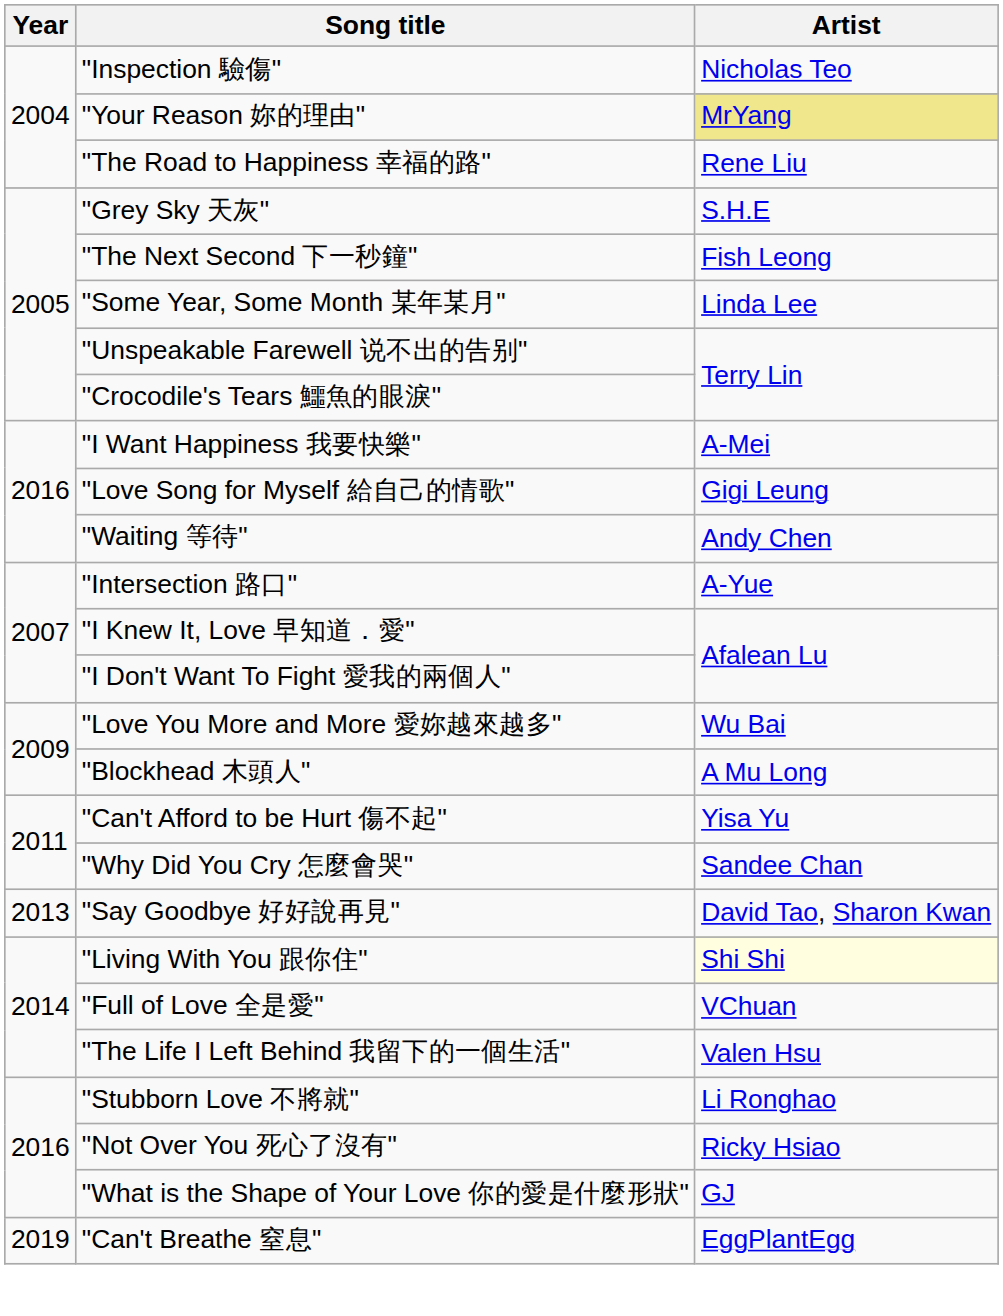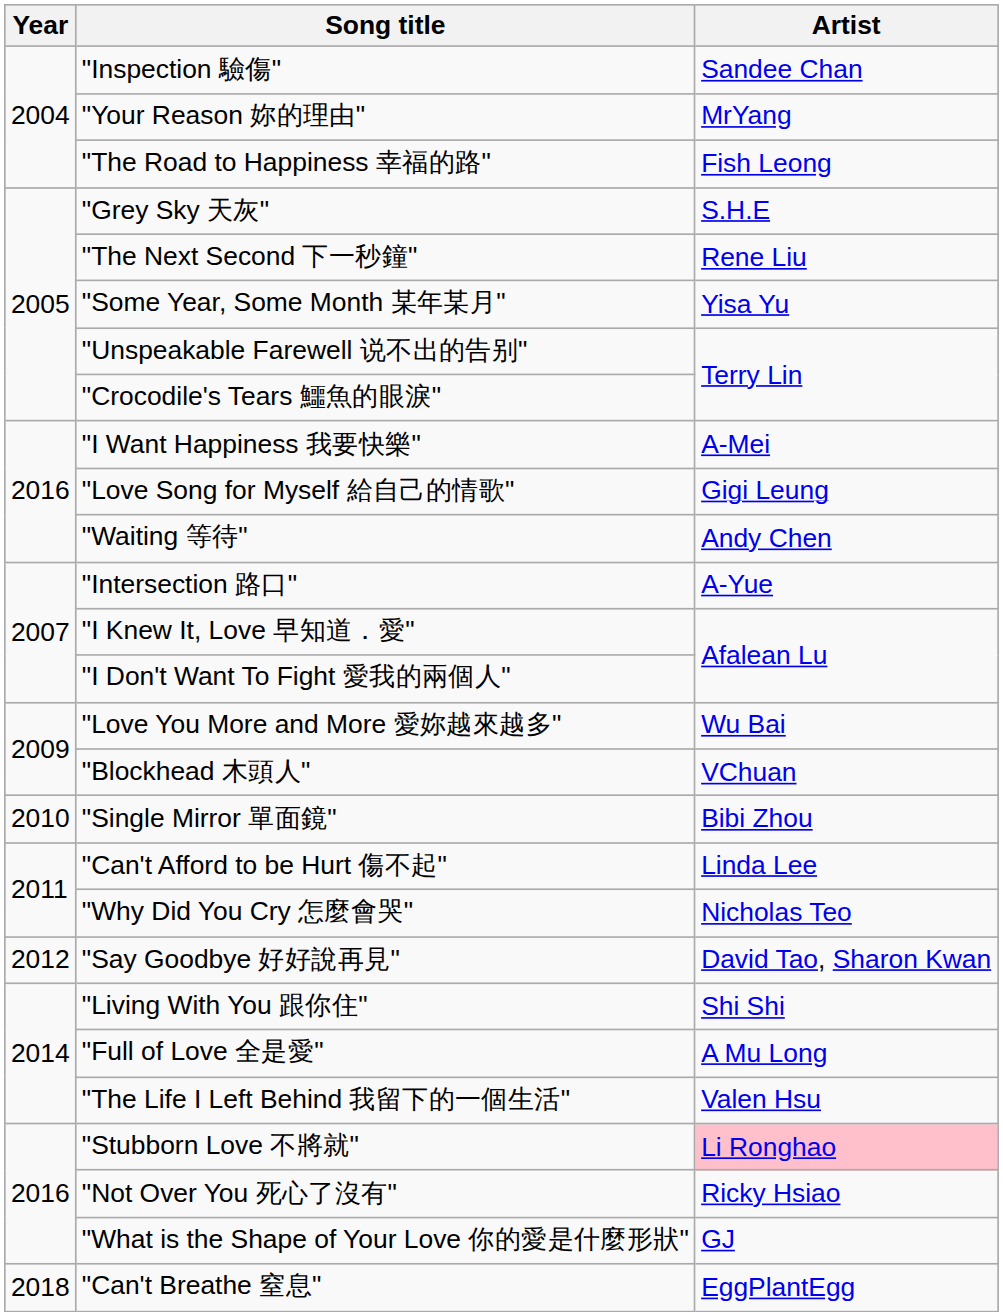(776, 69) Nicholas Teo -> (782, 69) Sandee Chan
(746, 116) khaki background -> (746, 116) no background
(754, 163) Rene Liu -> (766, 163) Fish Leong
(766, 257) Fish Leong -> (754, 257) Rene Liu
(759, 303) Linda Lee -> (745, 303) Yisa Yu
(764, 772) A Mu Long -> (749, 772) VChuan
+ row: (209, 818)
(745, 818) Yisa Yu -> (759, 865) Linda Lee
(782, 865) Sandee Chan -> (776, 912) Nicholas Teo
(40, 912) 2013 -> (40, 959) 2012
(743, 959) lightyellow background -> (743, 1006) no background
(749, 1006) VChuan -> (764, 1052) A Mu Long
(769, 1099) no background -> (769, 1146) pink background
(40, 1240) 2019 -> (40, 1287) 2018
